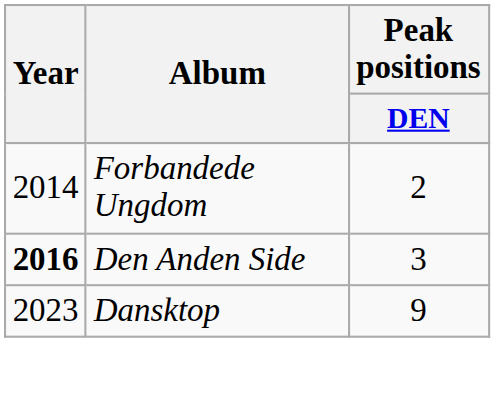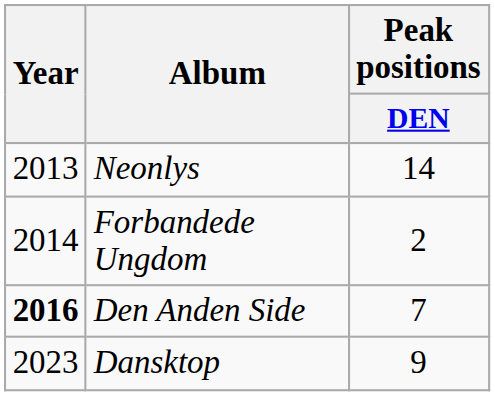+ row: (147, 168)
(418, 258) 3 -> (418, 310) 7
